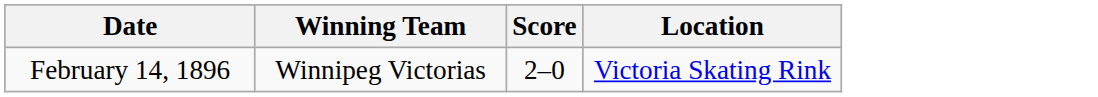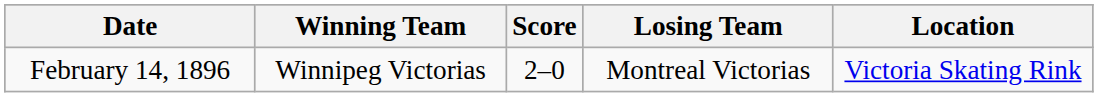+ column: (708, 26)
